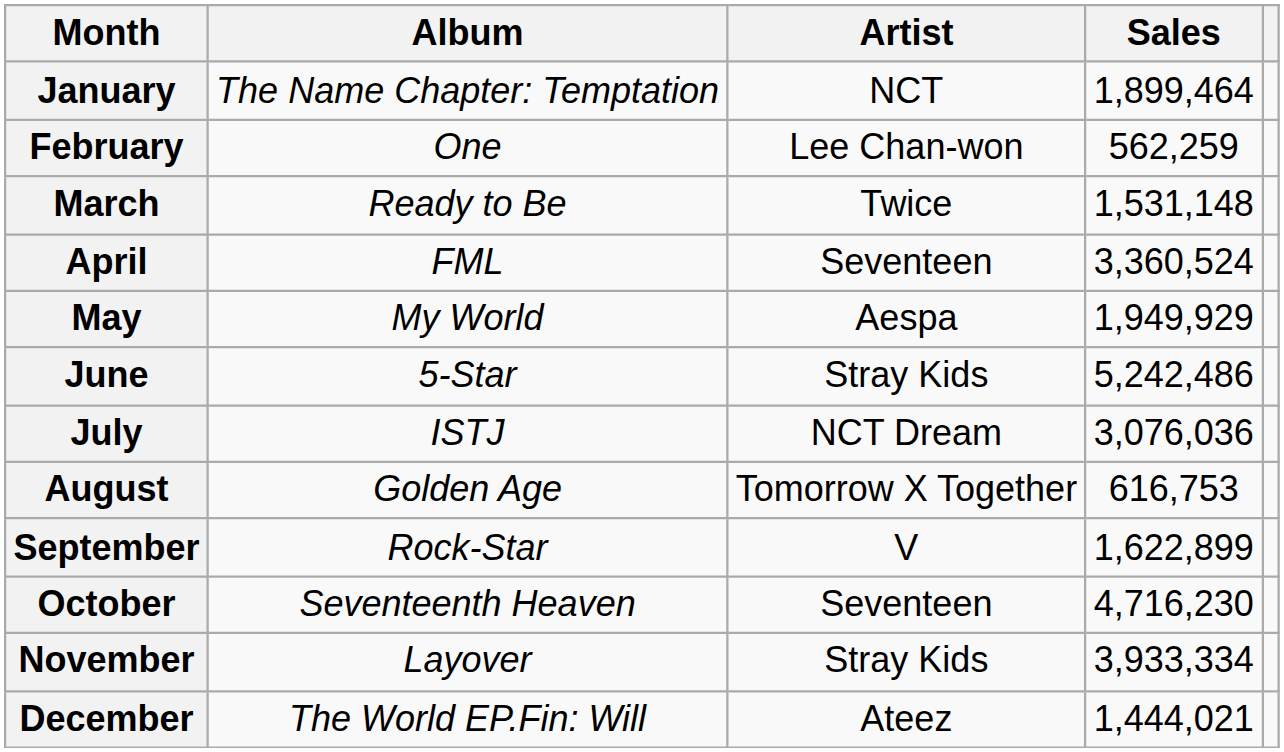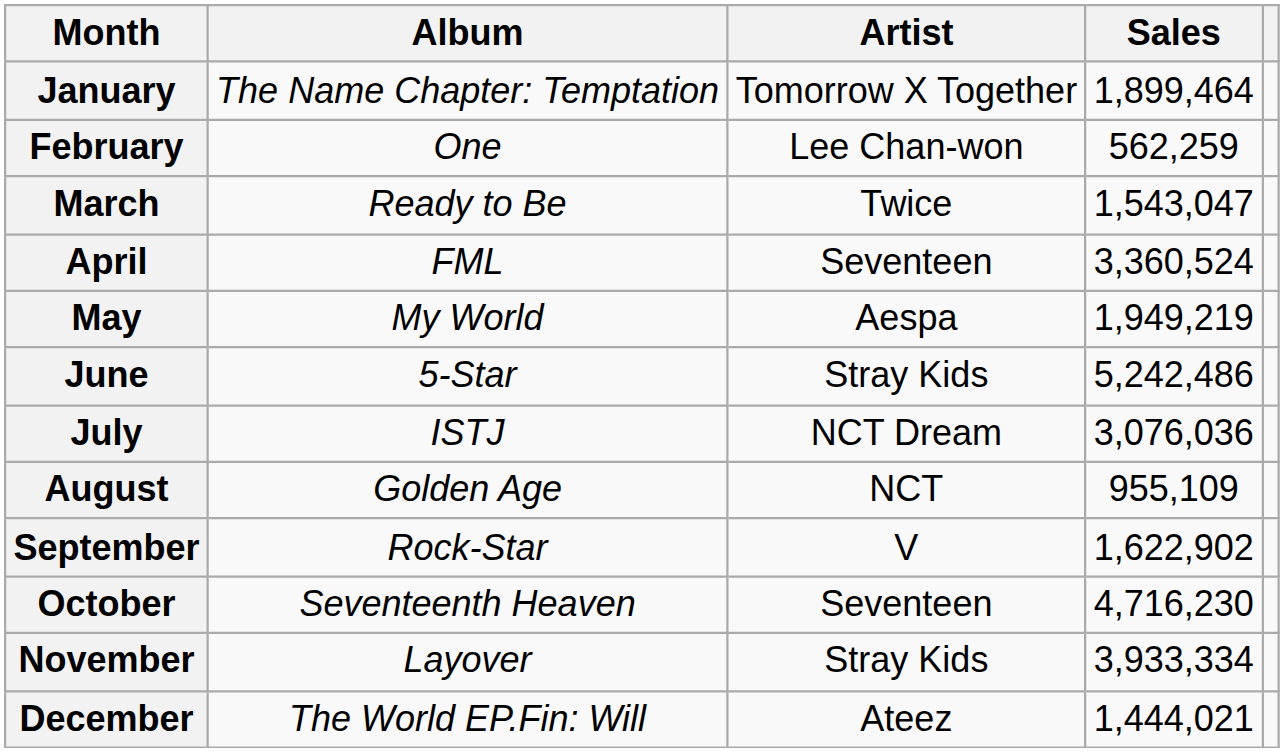(906, 90) NCT -> (906, 90) Tomorrow X Together
(1174, 204) 1,531,148 -> (1174, 204) 1,543,047
(1174, 318) 1,949,929 -> (1174, 318) 1,949,219
(906, 489) Tomorrow X Together -> (906, 489) NCT
(1174, 489) 616,753 -> (1174, 489) 955,109
(1174, 546) 1,622,899 -> (1174, 546) 1,622,902
